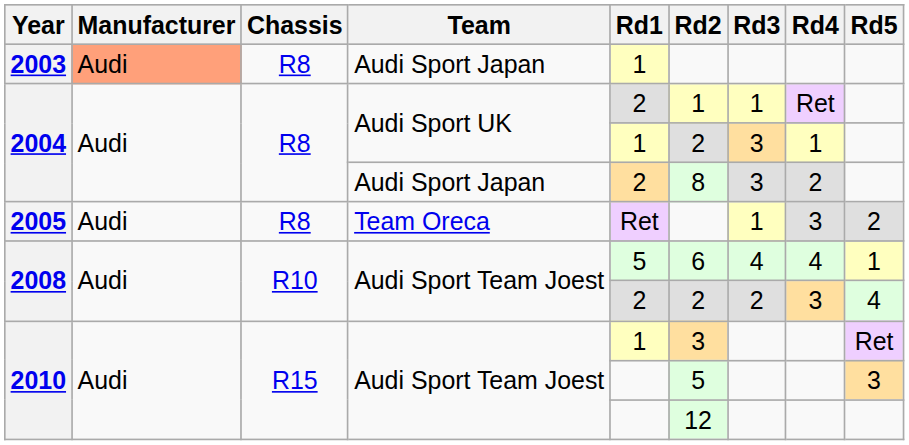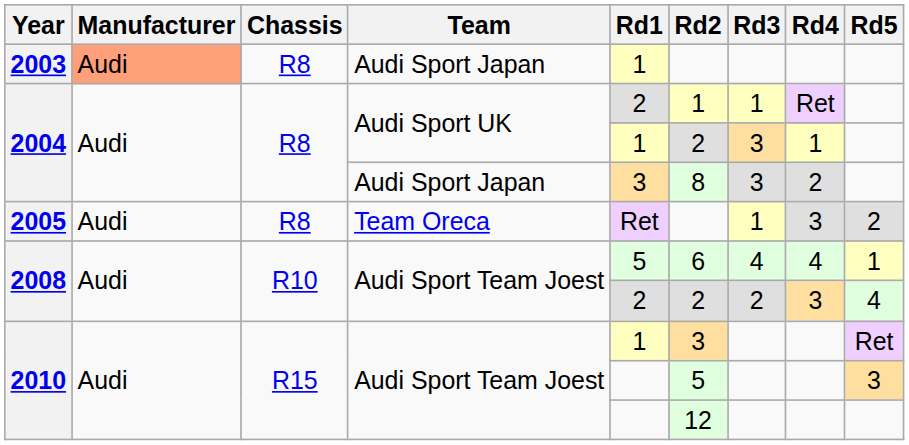(639, 183) 2 -> (639, 183) 3
